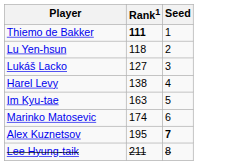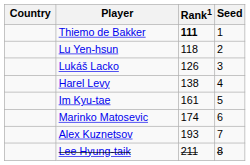+ column: (30, 14)
(138, 66) 127 -> (190, 66) 126
(138, 100) 163 -> (190, 100) 161
(138, 134) 195 -> (190, 134) 193
(168, 134) bold -> (220, 134) normal
